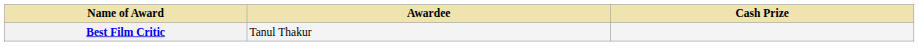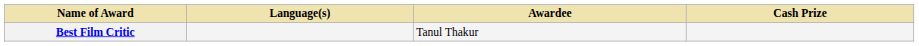+ column: (300, 13)
